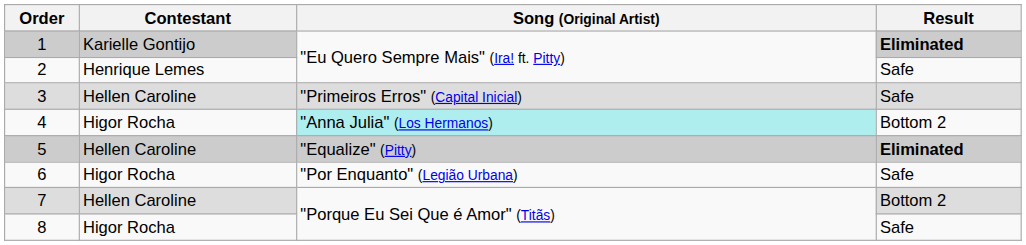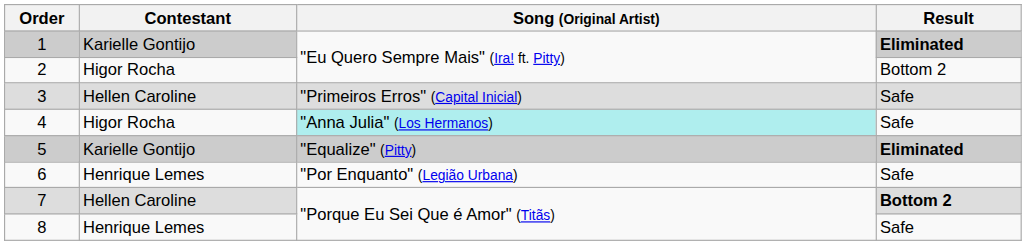(144, 70) Henrique Lemes -> (129, 70) Higor Rocha
(897, 70) Safe -> (913, 70) Bottom 2
(913, 123) Bottom 2 -> (897, 123) Safe
(140, 149) Hellen Caroline -> (139, 149) Karielle Gontijo
(129, 175) Higor Rocha -> (144, 175) Henrique Lemes
(913, 201) normal -> (916, 201) bold
(129, 227) Higor Rocha -> (144, 227) Henrique Lemes
